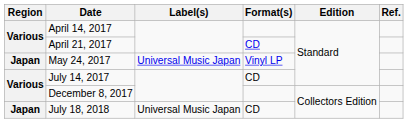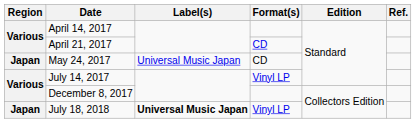(264, 61) Vinyl LP -> (260, 61) CD
(252, 77) CD -> (271, 77) Vinyl LP
(189, 110) normal -> (193, 110) bold
(252, 110) CD -> (271, 110) Vinyl LP
